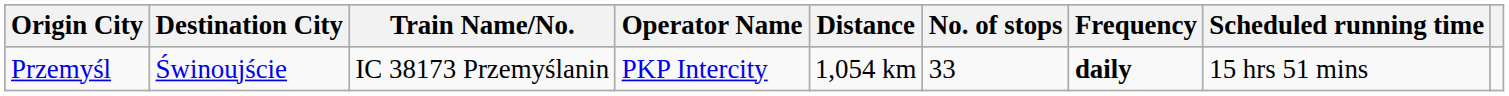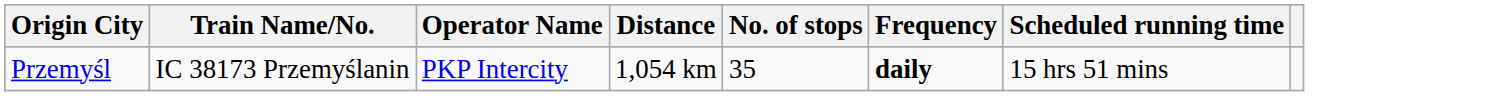- column: (249, 25)
(942, 68) 33 -> (742, 68) 35
